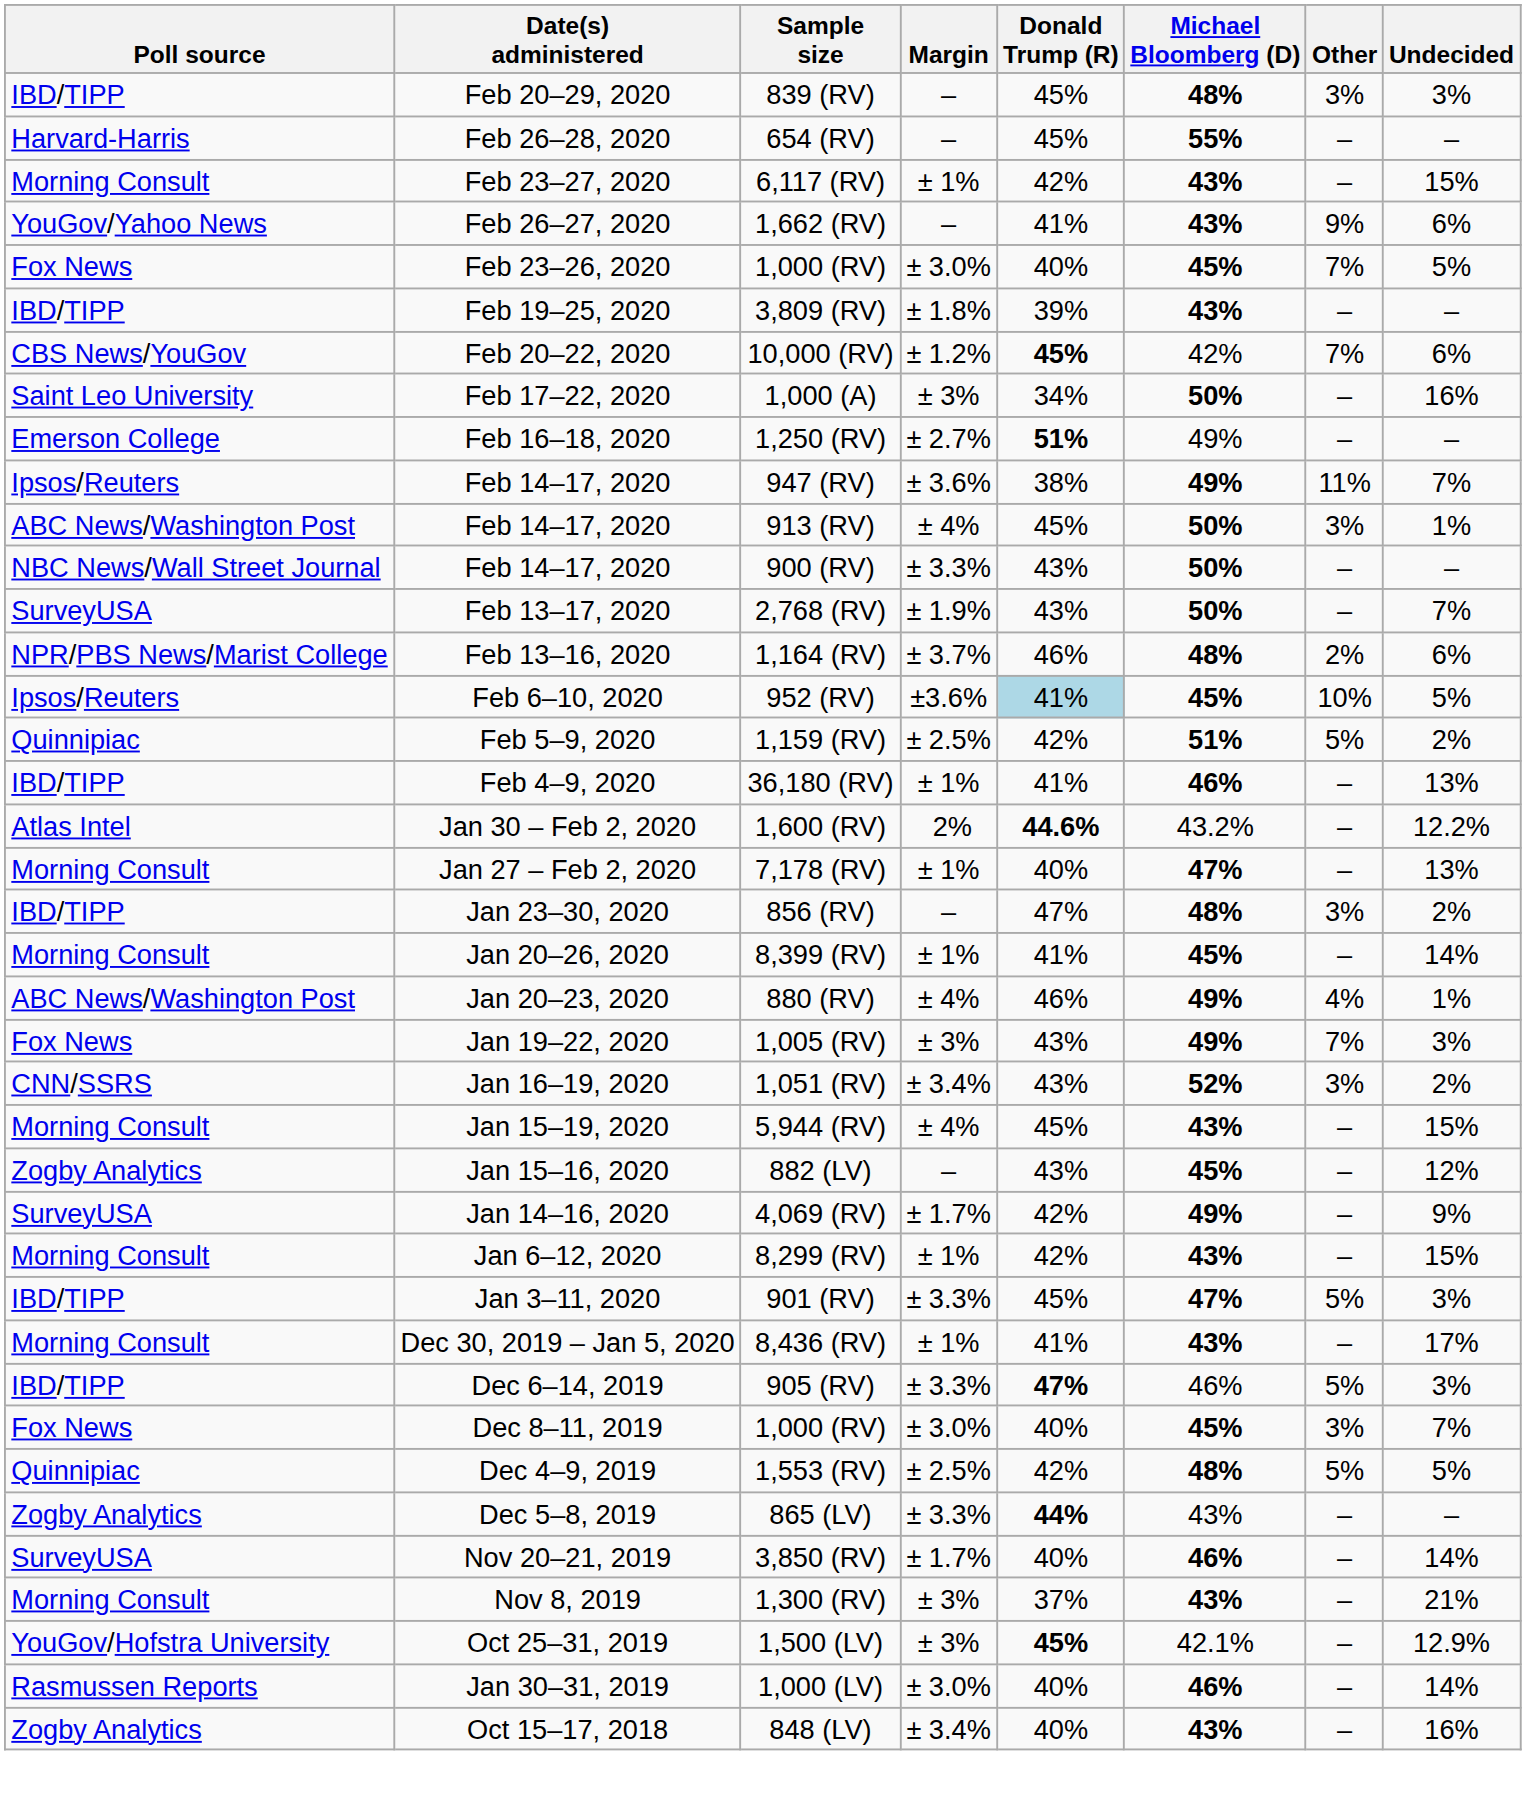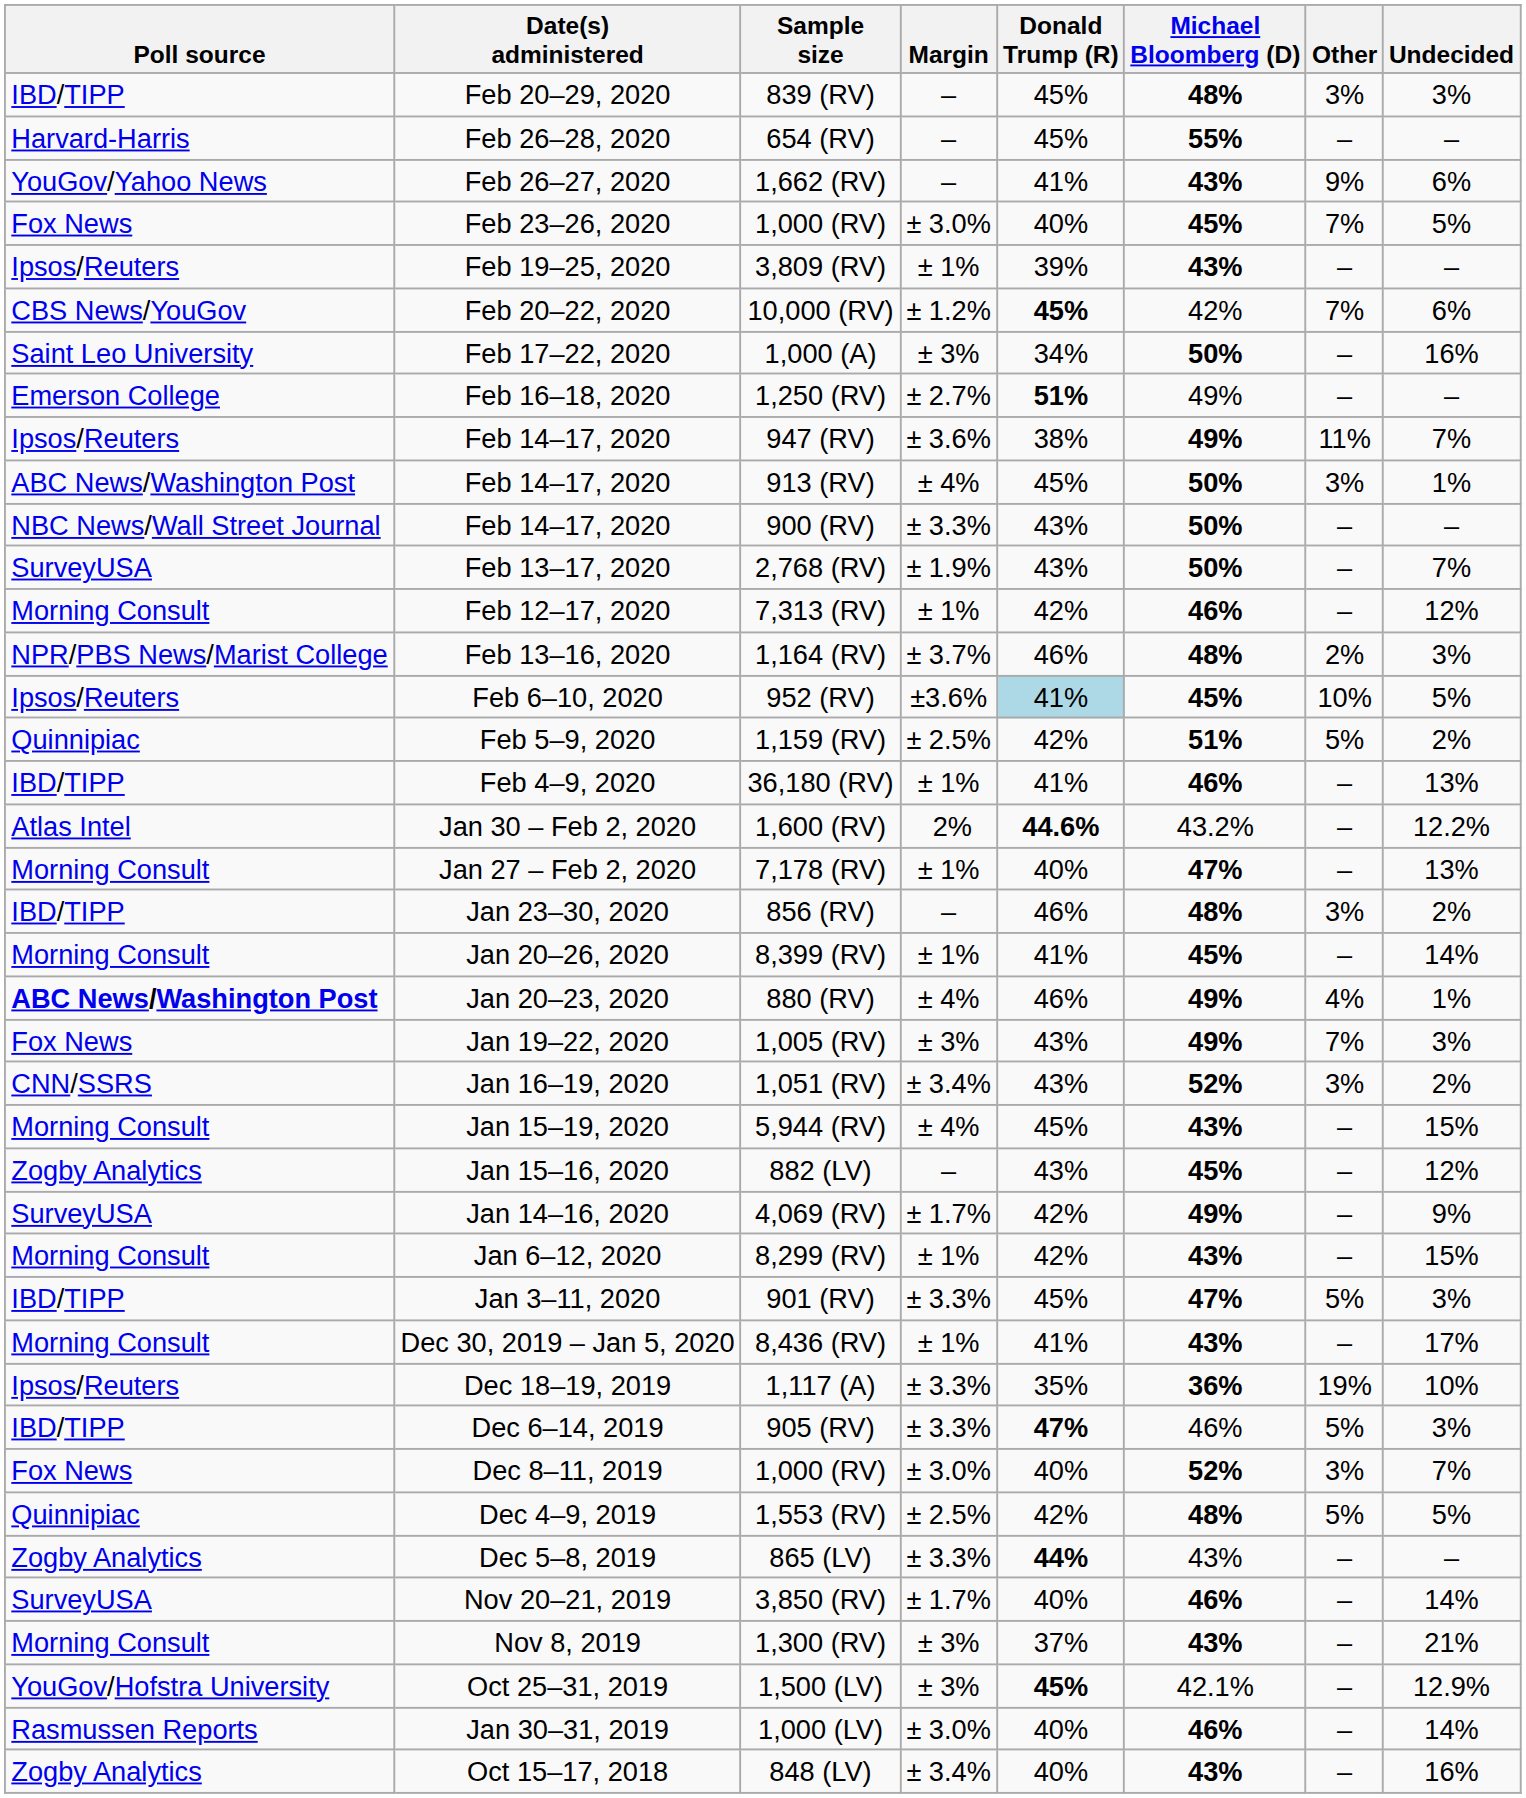- row: (568, 181)
(68, 310) IBD/TIPP -> (95, 267) Ipsos/Reuters
(949, 310) ± 1.8% -> (949, 267) ± 1%
+ row: (568, 611)
(1452, 654) 6% -> (1452, 654) 3%
(1061, 912) 47% -> (1061, 912) 46%
(183, 998) normal -> (194, 998) bold
+ row: (568, 1385)
(1215, 1428) 45% -> (1215, 1471) 52%
